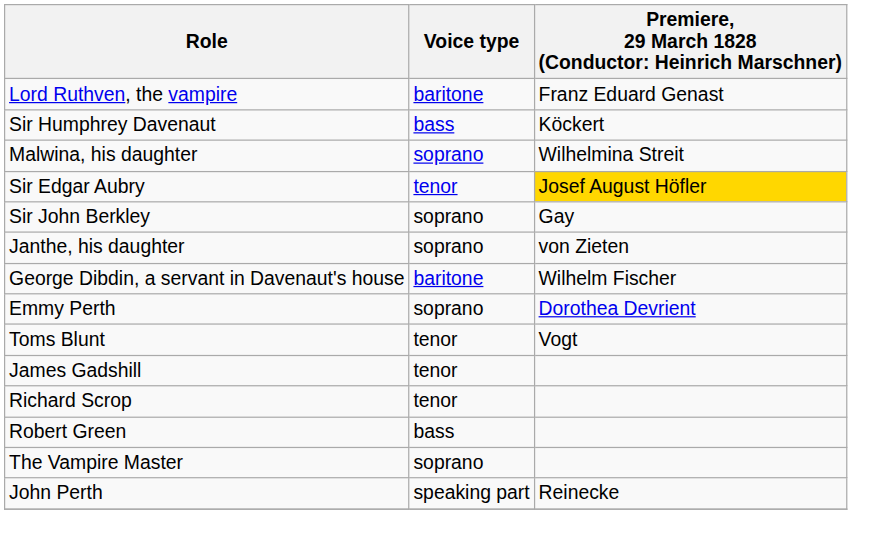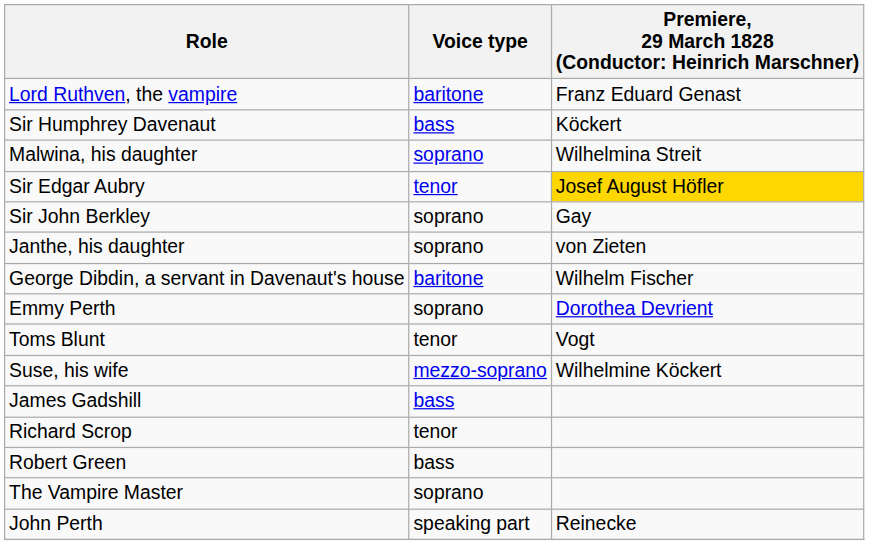+ row: (69, 370)
(435, 370) tenor -> (434, 401) bass
